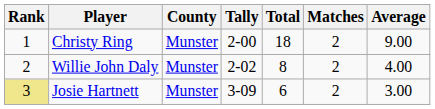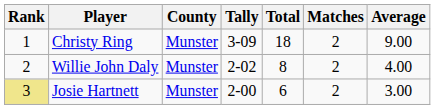(242, 41) 2-00 -> (242, 41) 3-09
(242, 91) 3-09 -> (242, 91) 2-00
